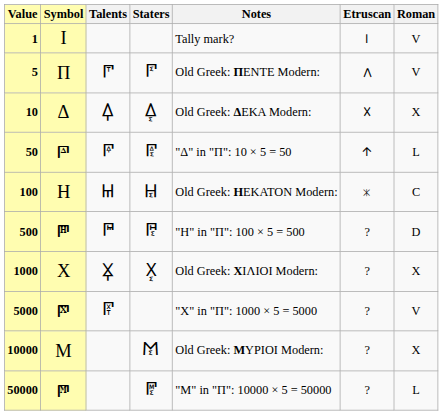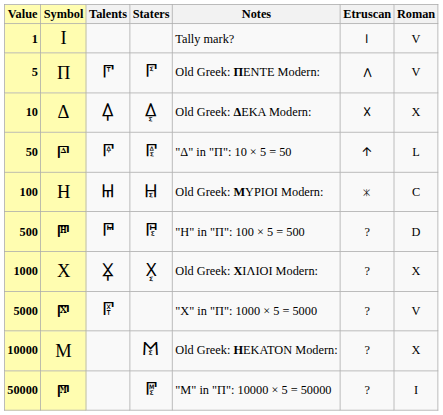(256, 192) Old Greek: ΗΕΚΑΤΟΝ Modern: -> (249, 192) Old Greek: ΜΥΡΙΟΙ Modern:
(249, 350) Old Greek: ΜΥΡΙΟΙ Modern: -> (256, 350) Old Greek: ΗΕΚΑΤΟΝ Modern:
(416, 390) L -> (416, 390) I
